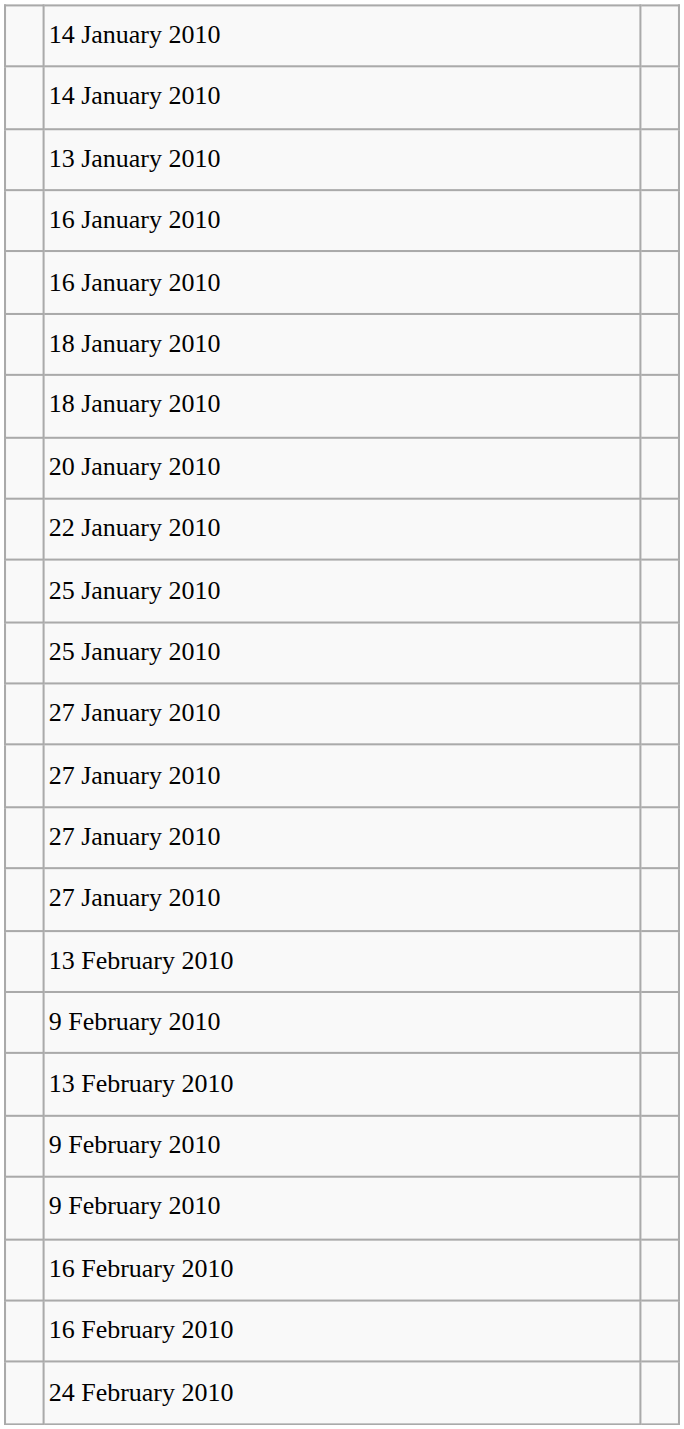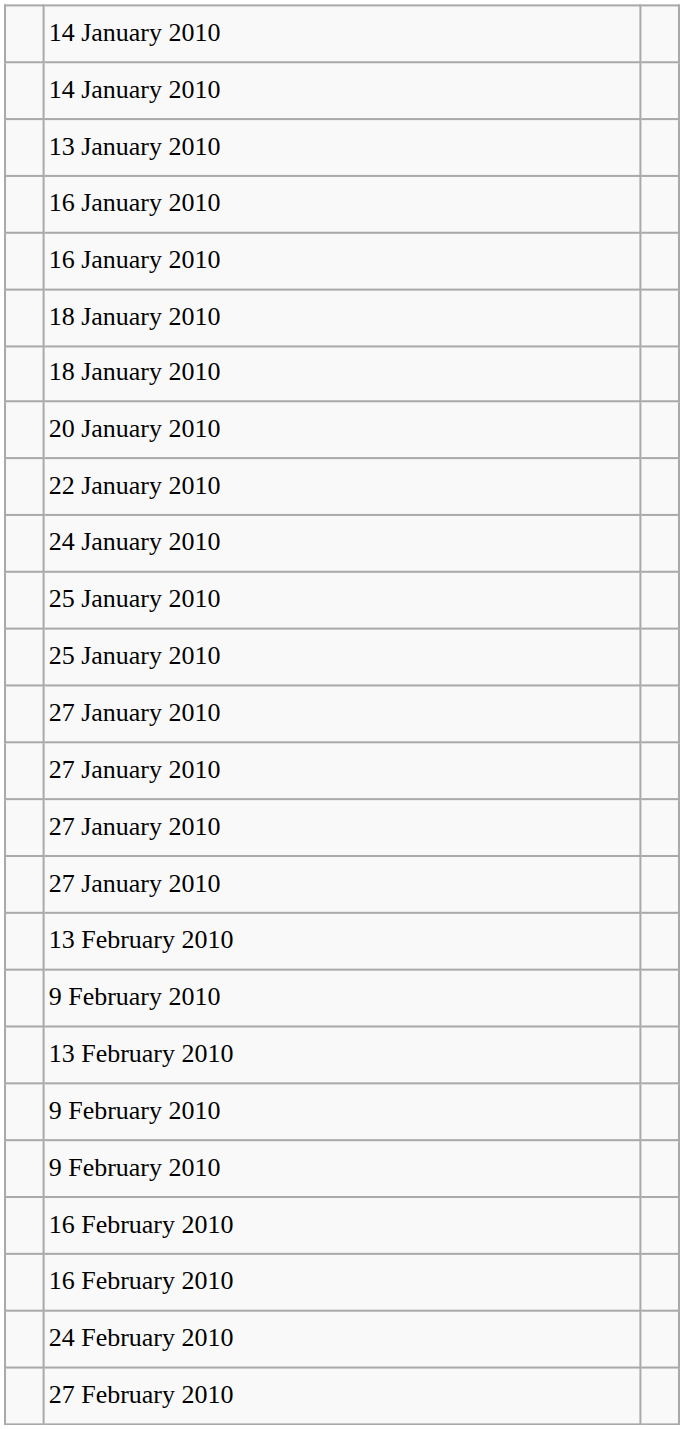+ row: (24, 544)
+ row: (24, 1395)
